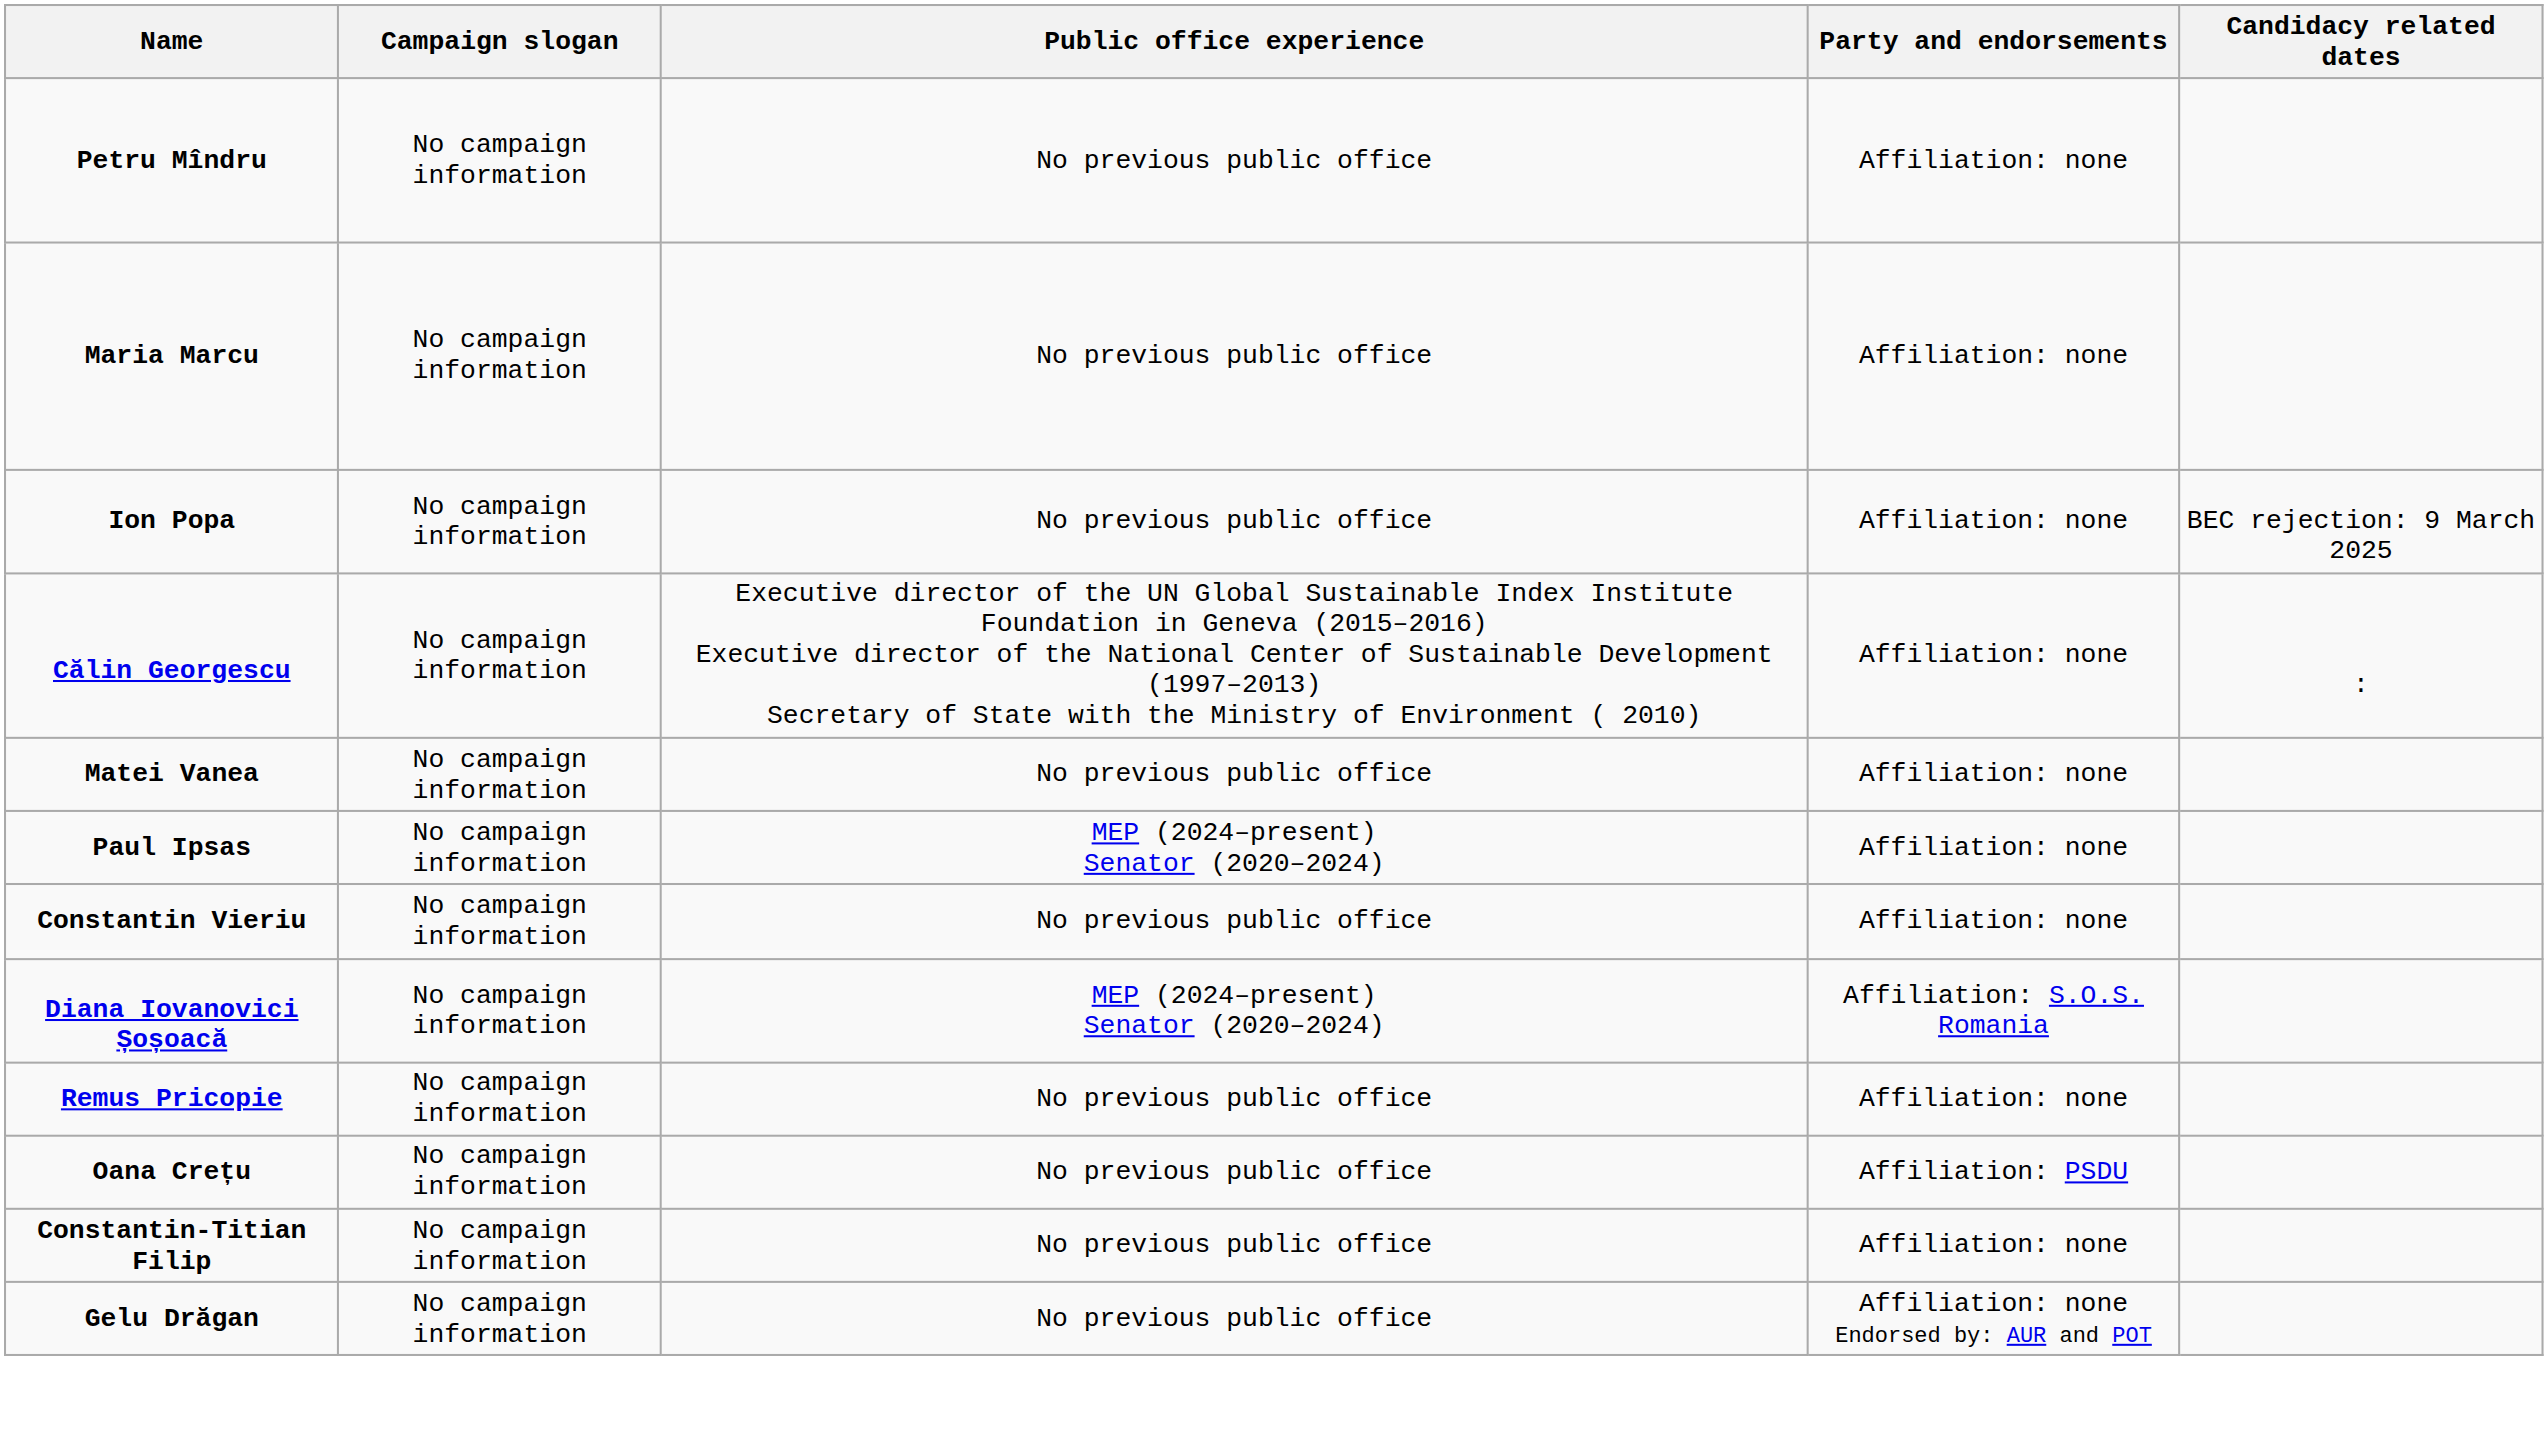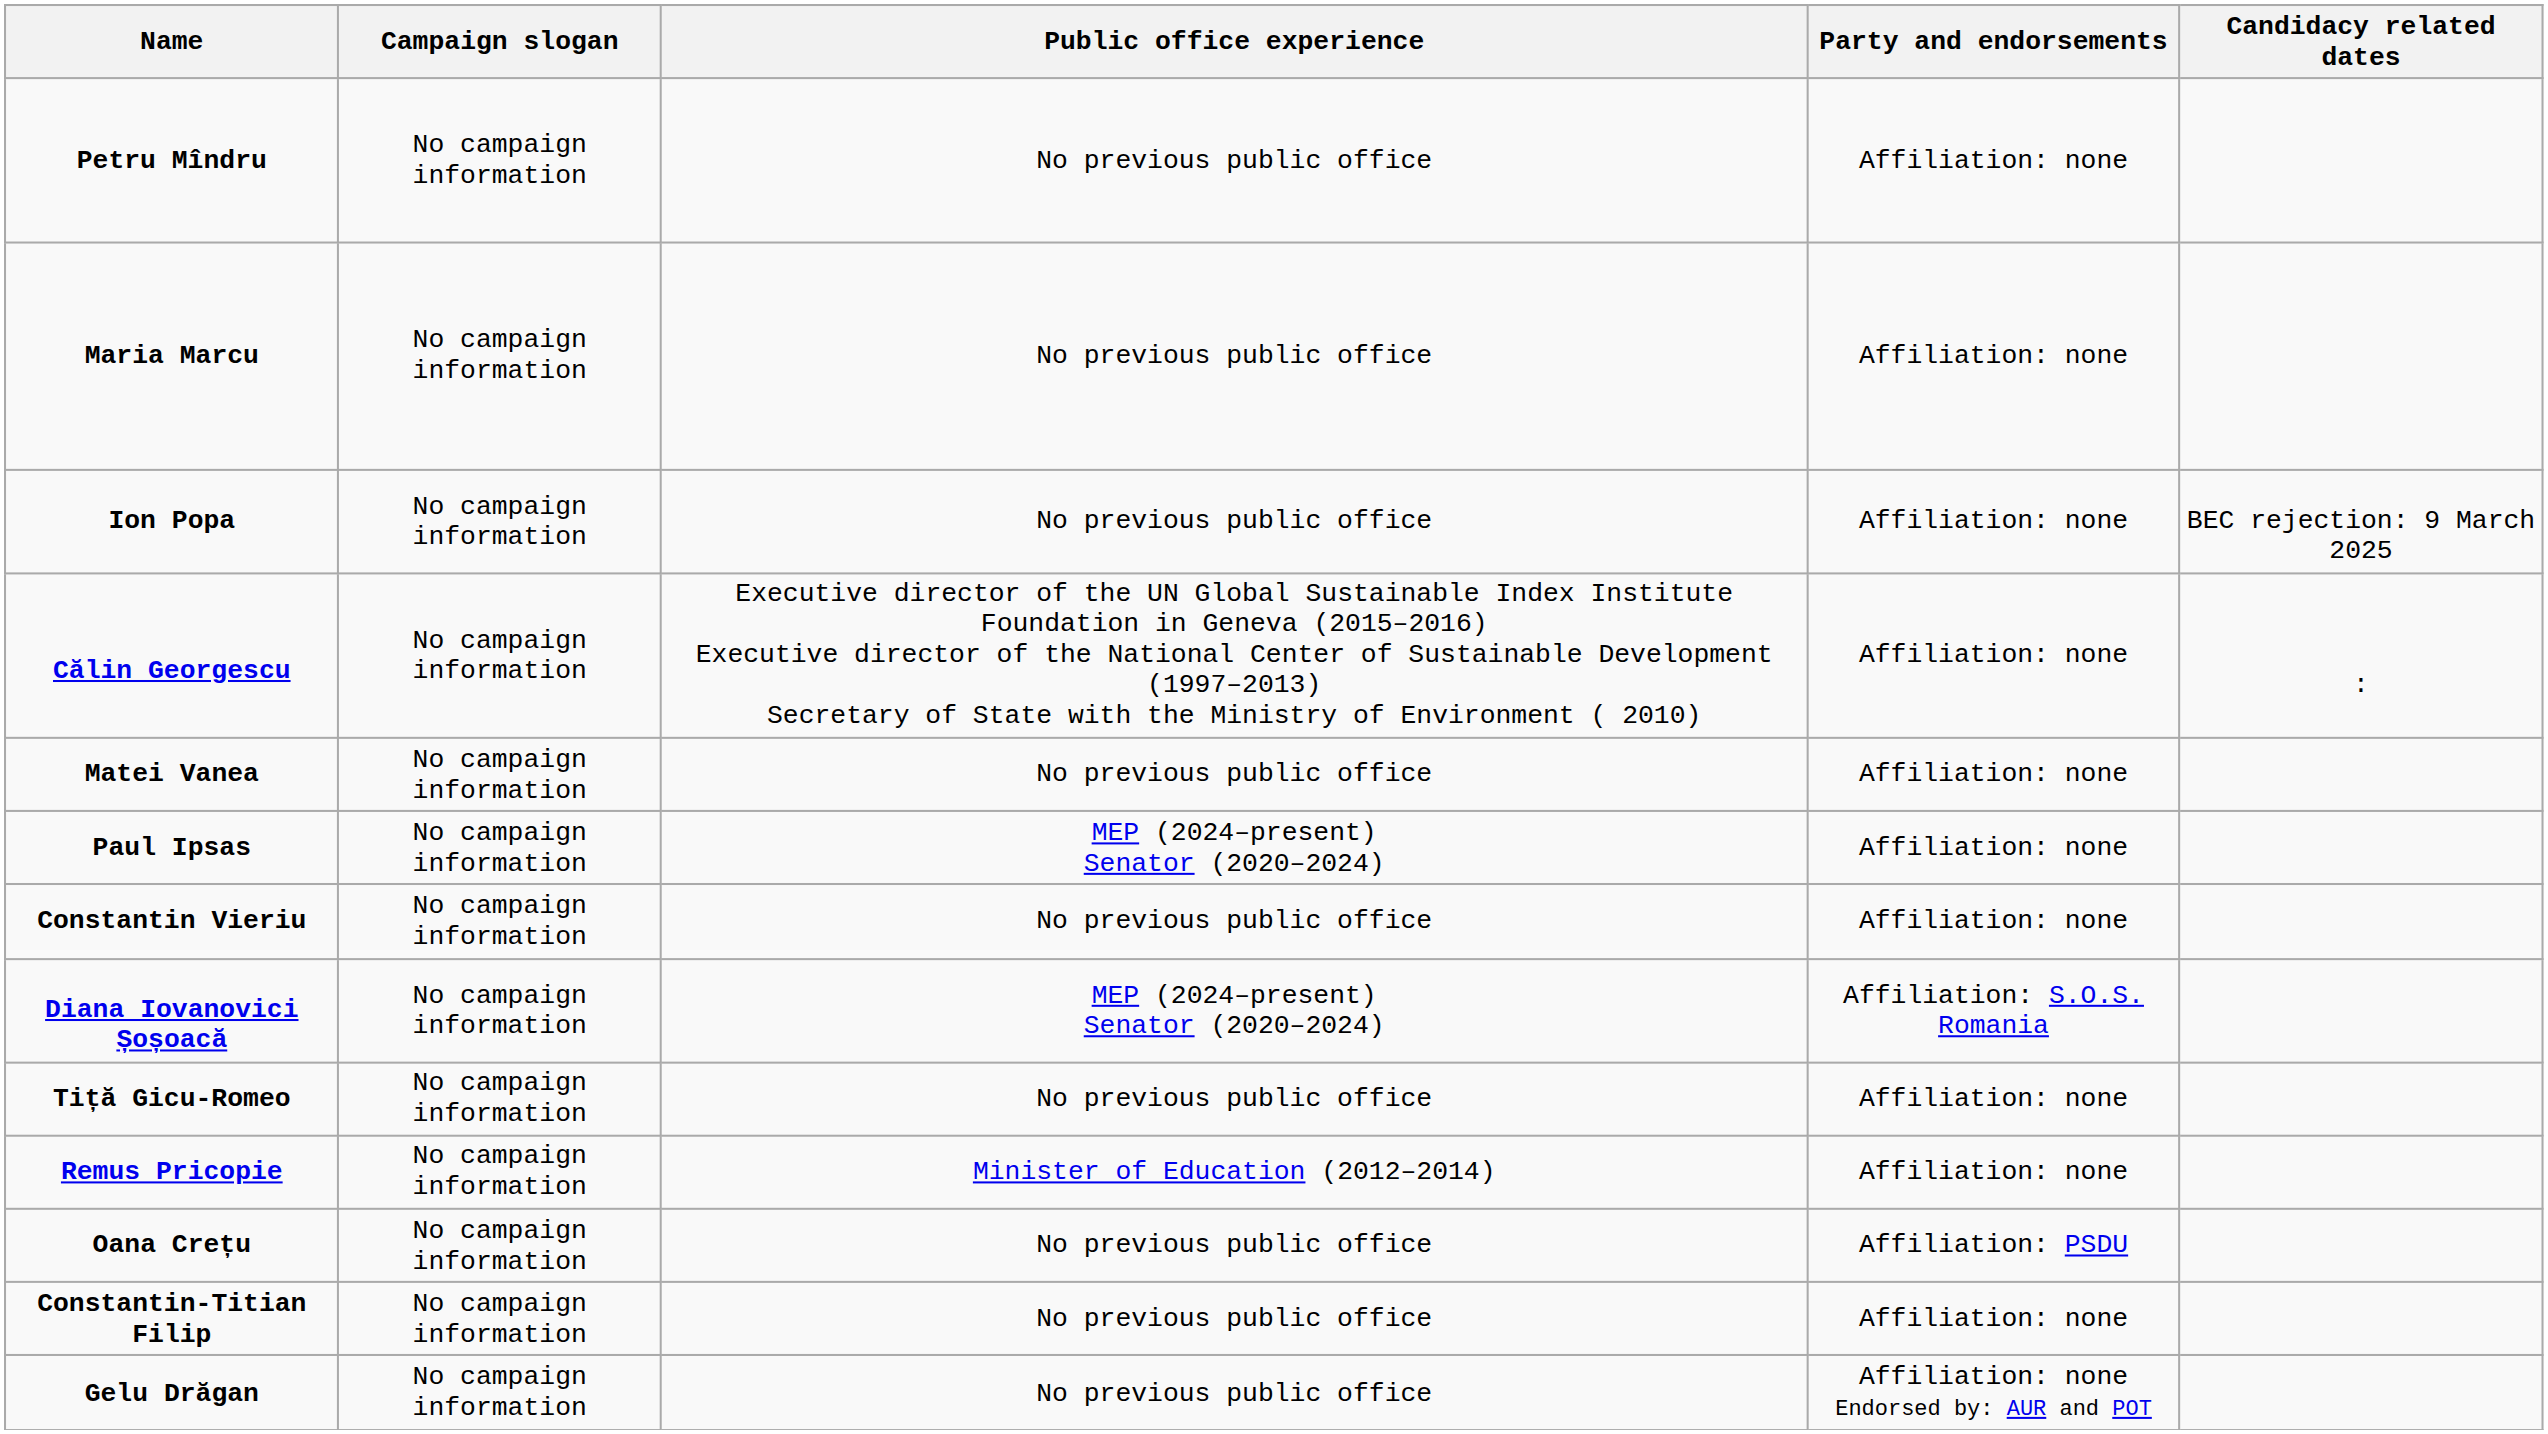+ row: (172, 1099)
(1234, 1099) No previous public office -> (1234, 1172) Minister of Education (2012–2014)
